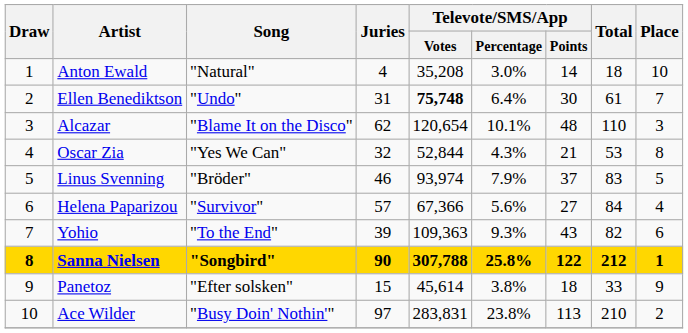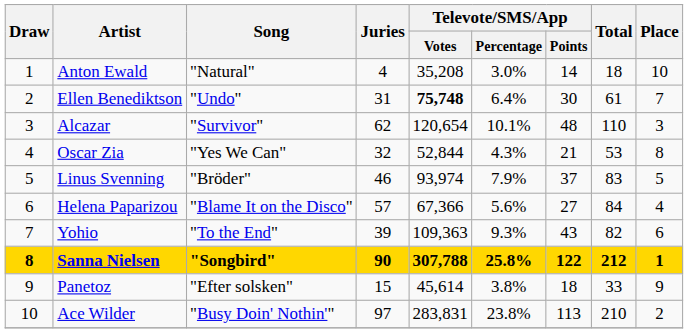(271, 125) "Blame It on the Disco" -> (227, 125) "Survivor"
(227, 206) "Survivor" -> (271, 206) "Blame It on the Disco"
